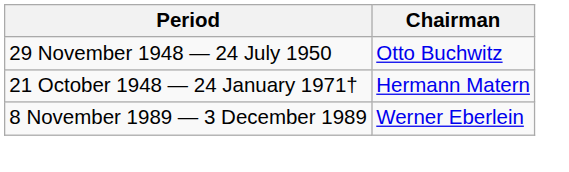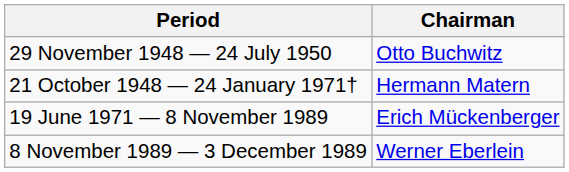+ row: (169, 118)
